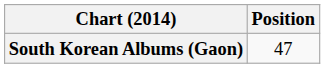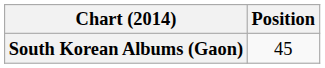(283, 48) 47 -> (283, 48) 45
